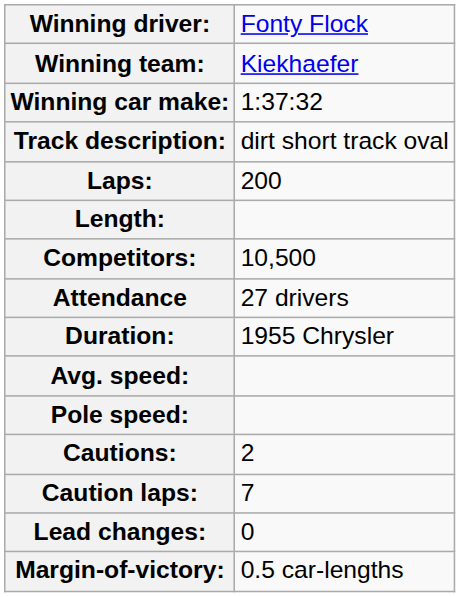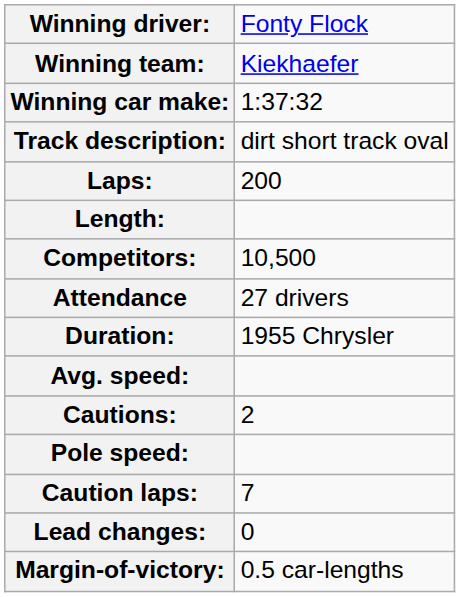rows swapped: (120, 414) <-> (120, 453)
